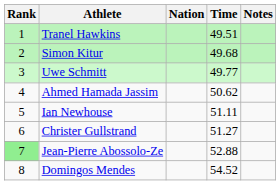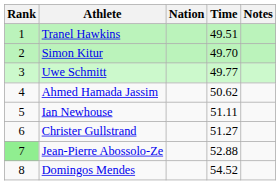(224, 53) 49.68 -> (224, 53) 49.70
